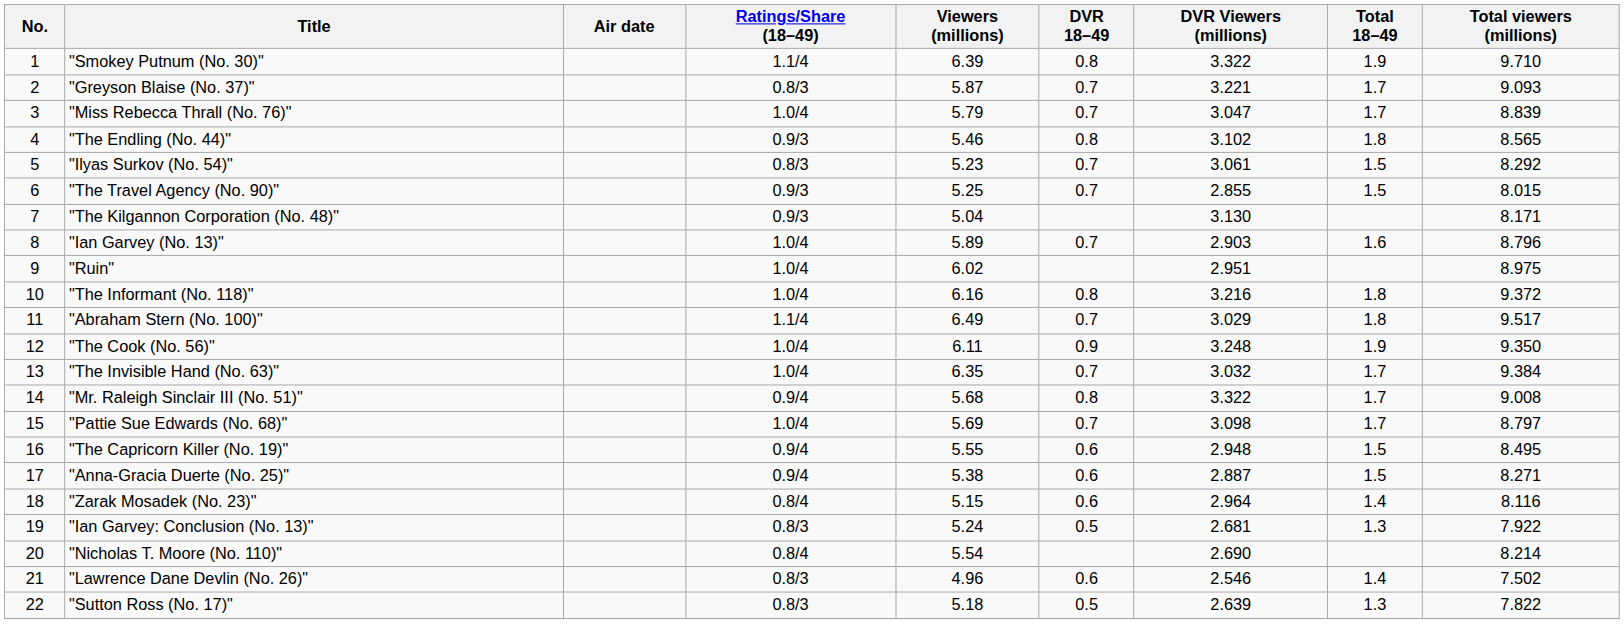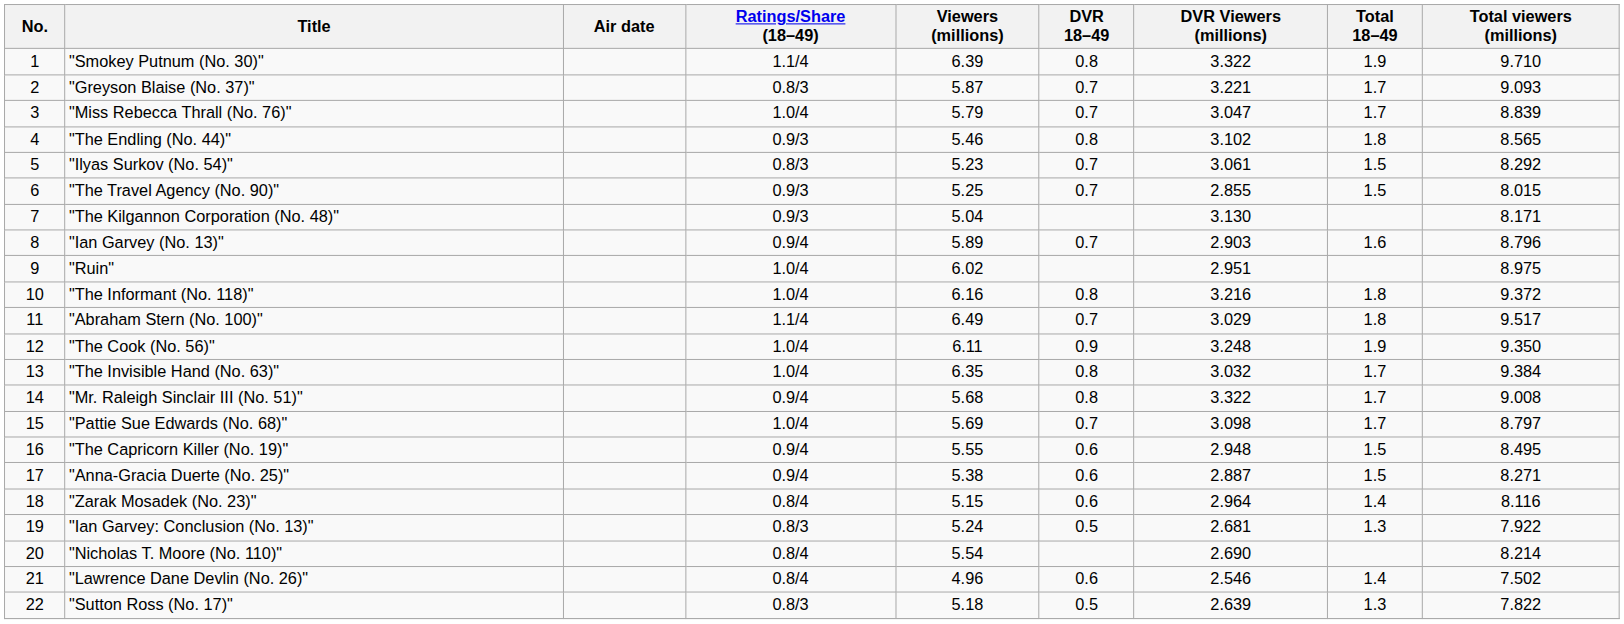(791, 242) 1.0/4 -> (791, 242) 0.9/4
(1087, 372) 0.7 -> (1087, 372) 0.8
(791, 579) 0.8/3 -> (791, 579) 0.8/4
